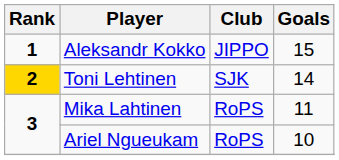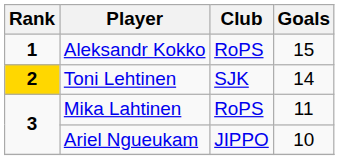(241, 49) JIPPO -> (239, 49) RoPS
(239, 139) RoPS -> (241, 139) JIPPO
